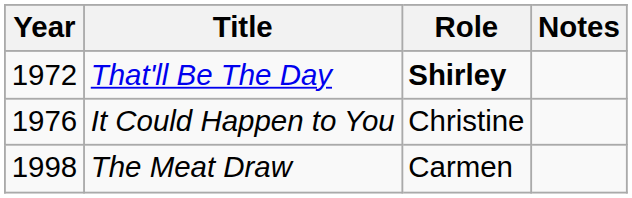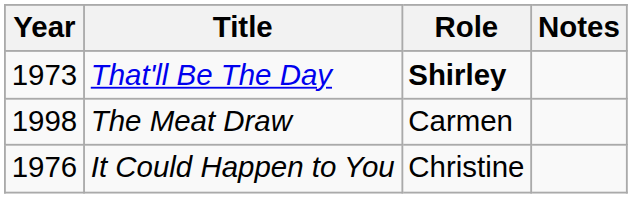(44, 74) 1972 -> (44, 74) 1973
rows swapped: (243, 121) <-> (191, 167)
